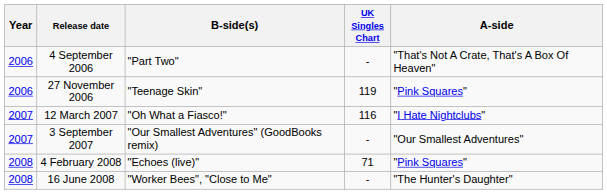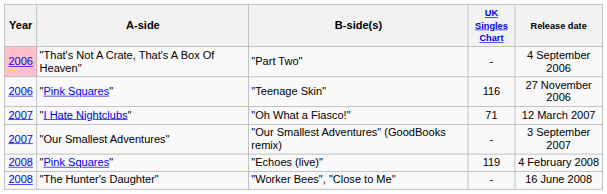columns swapped: (497, 25) <-> (81, 26)
(21, 61) no background -> (21, 61) pink background
(368, 91) 119 -> (491, 91) 116
(368, 115) 116 -> (491, 115) 71
(368, 162) 71 -> (491, 162) 119
